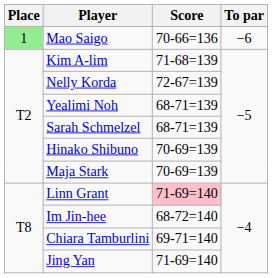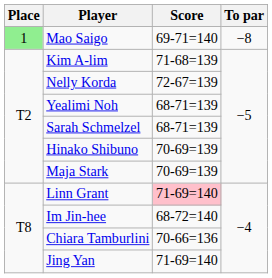(187, 37) 70-66=136 -> (187, 37) 69-71=140
(244, 37) −6 -> (244, 37) −8
(187, 238) 69-71=140 -> (187, 238) 70-66=136
